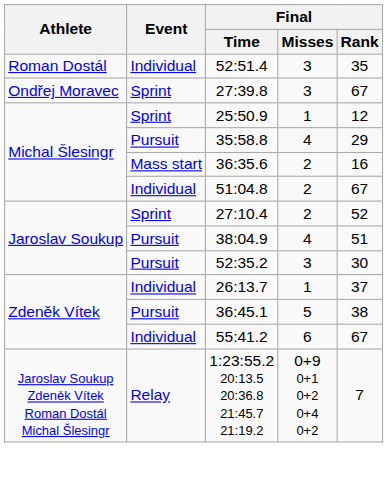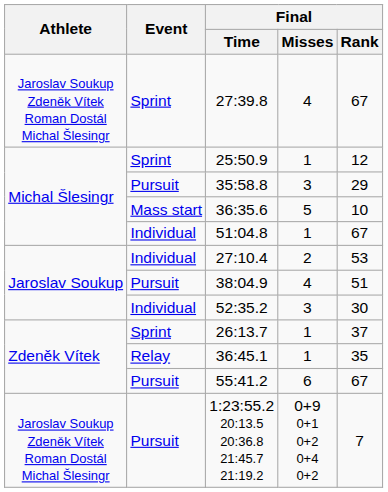- row: (242, 66)
(63, 91) Ondřej Moravec -> (66, 111) Jaroslav Soukup Zdeněk Vítek Roman Dostál Michal Šlesingr
(307, 91) 3 -> (307, 101) 4
(307, 140) 4 -> (307, 185) 3
(307, 165) 2 -> (307, 209) 5
(360, 165) 16 -> (360, 209) 10
(307, 189) 2 -> (307, 234) 1
(151, 214) Sprint -> (163, 258) Individual
(360, 214) 52 -> (360, 258) 53
(155, 263) Pursuit -> (163, 307) Individual
(163, 287) Individual -> (151, 332) Sprint
(155, 312) Pursuit -> (150, 357) Relay
(307, 312) 5 -> (307, 357) 1
(360, 312) 38 -> (360, 357) 35
(163, 337) Individual -> (155, 381) Pursuit
(150, 396) Relay -> (155, 440) Pursuit
